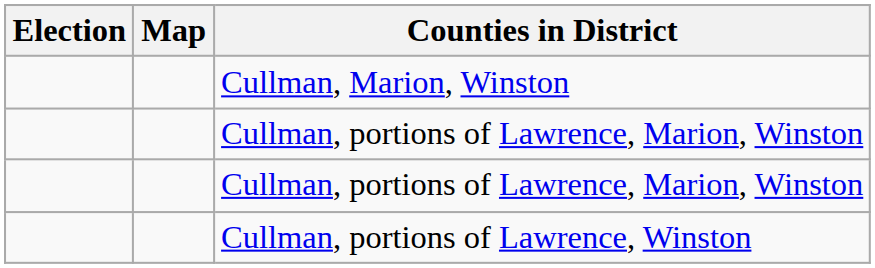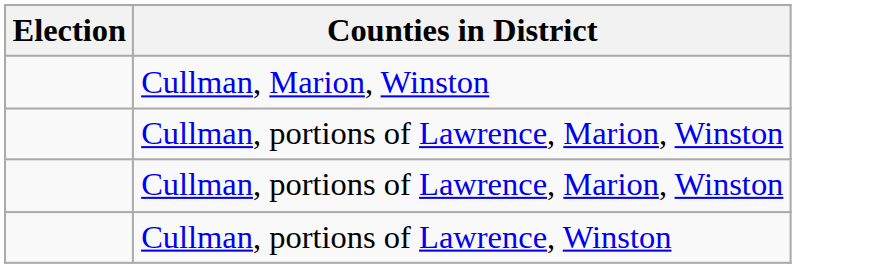- column: (174, 30)
